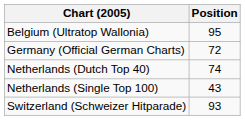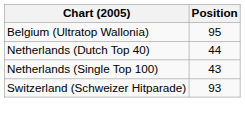- row: (96, 50)
(215, 69) 74 -> (215, 50) 44
